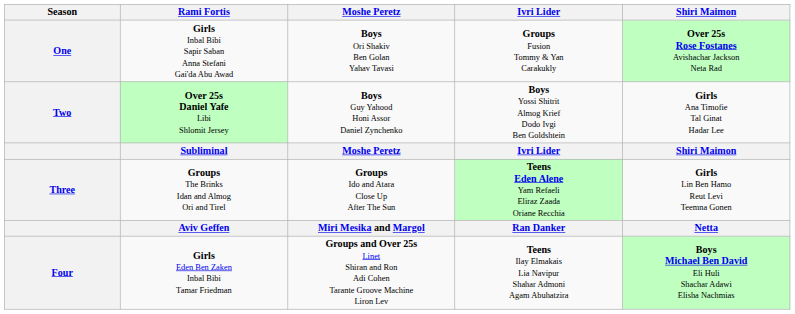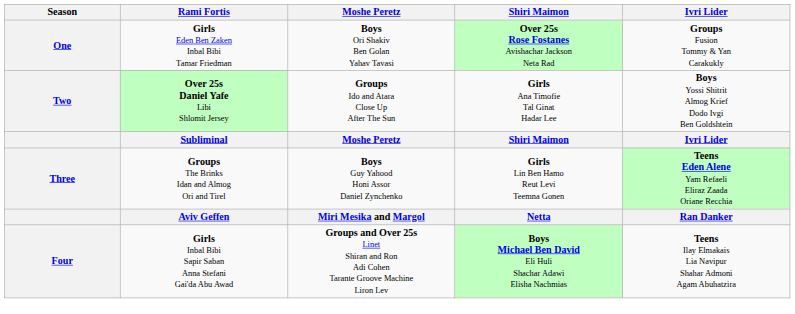columns swapped: (706, 12) <-> (539, 12)
(204, 51) Girls Inbal Bibi Sapir Saban Anna Stefani Gai'da Abu Awad -> (204, 45) Girls Eden Ben Zaken Inbal Bibi Tamar Friedman
(371, 112) Boys Guy Yahood Honi Assor Daniel Zynchenko -> (371, 101) Groups Ido and Atara Close Up After The Sun
(371, 189) Groups Ido and Atara Close Up After The Sun -> (371, 178) Boys Guy Yahood Honi Assor Daniel Zynchenko
(204, 272) Girls Eden Ben Zaken Inbal Bibi Tamar Friedman -> (204, 261) Girls Inbal Bibi Sapir Saban Anna Stefani Gai'da Abu Awad
